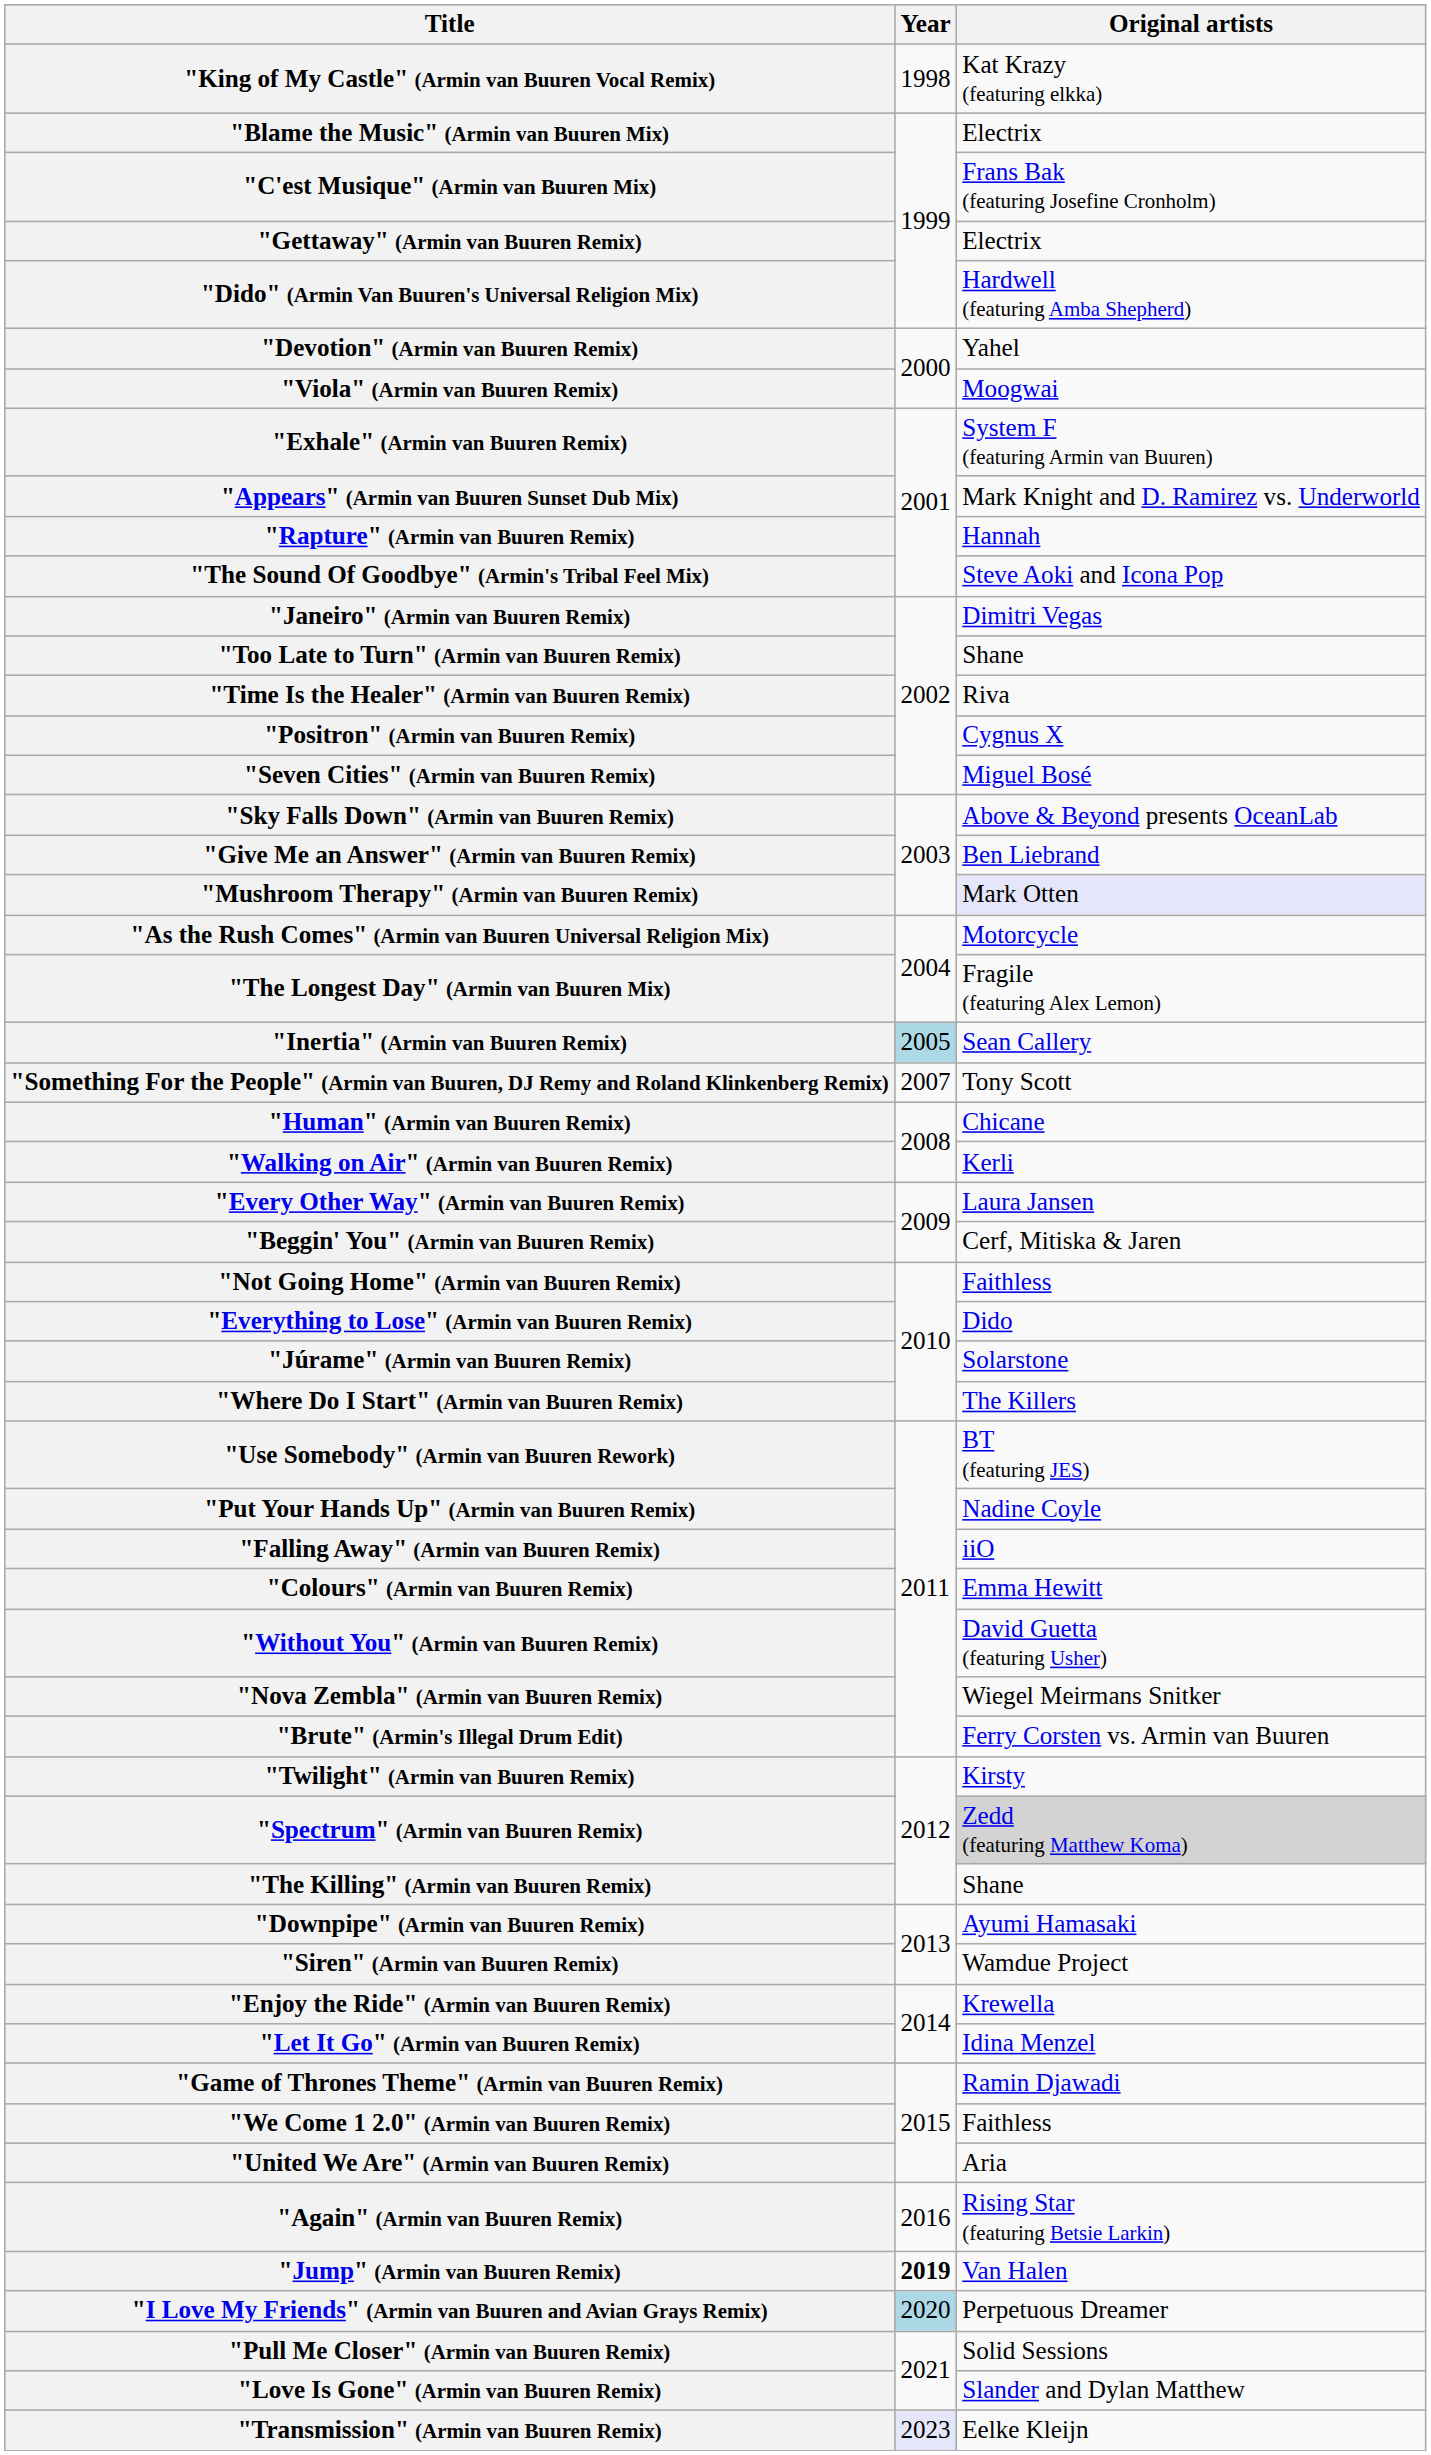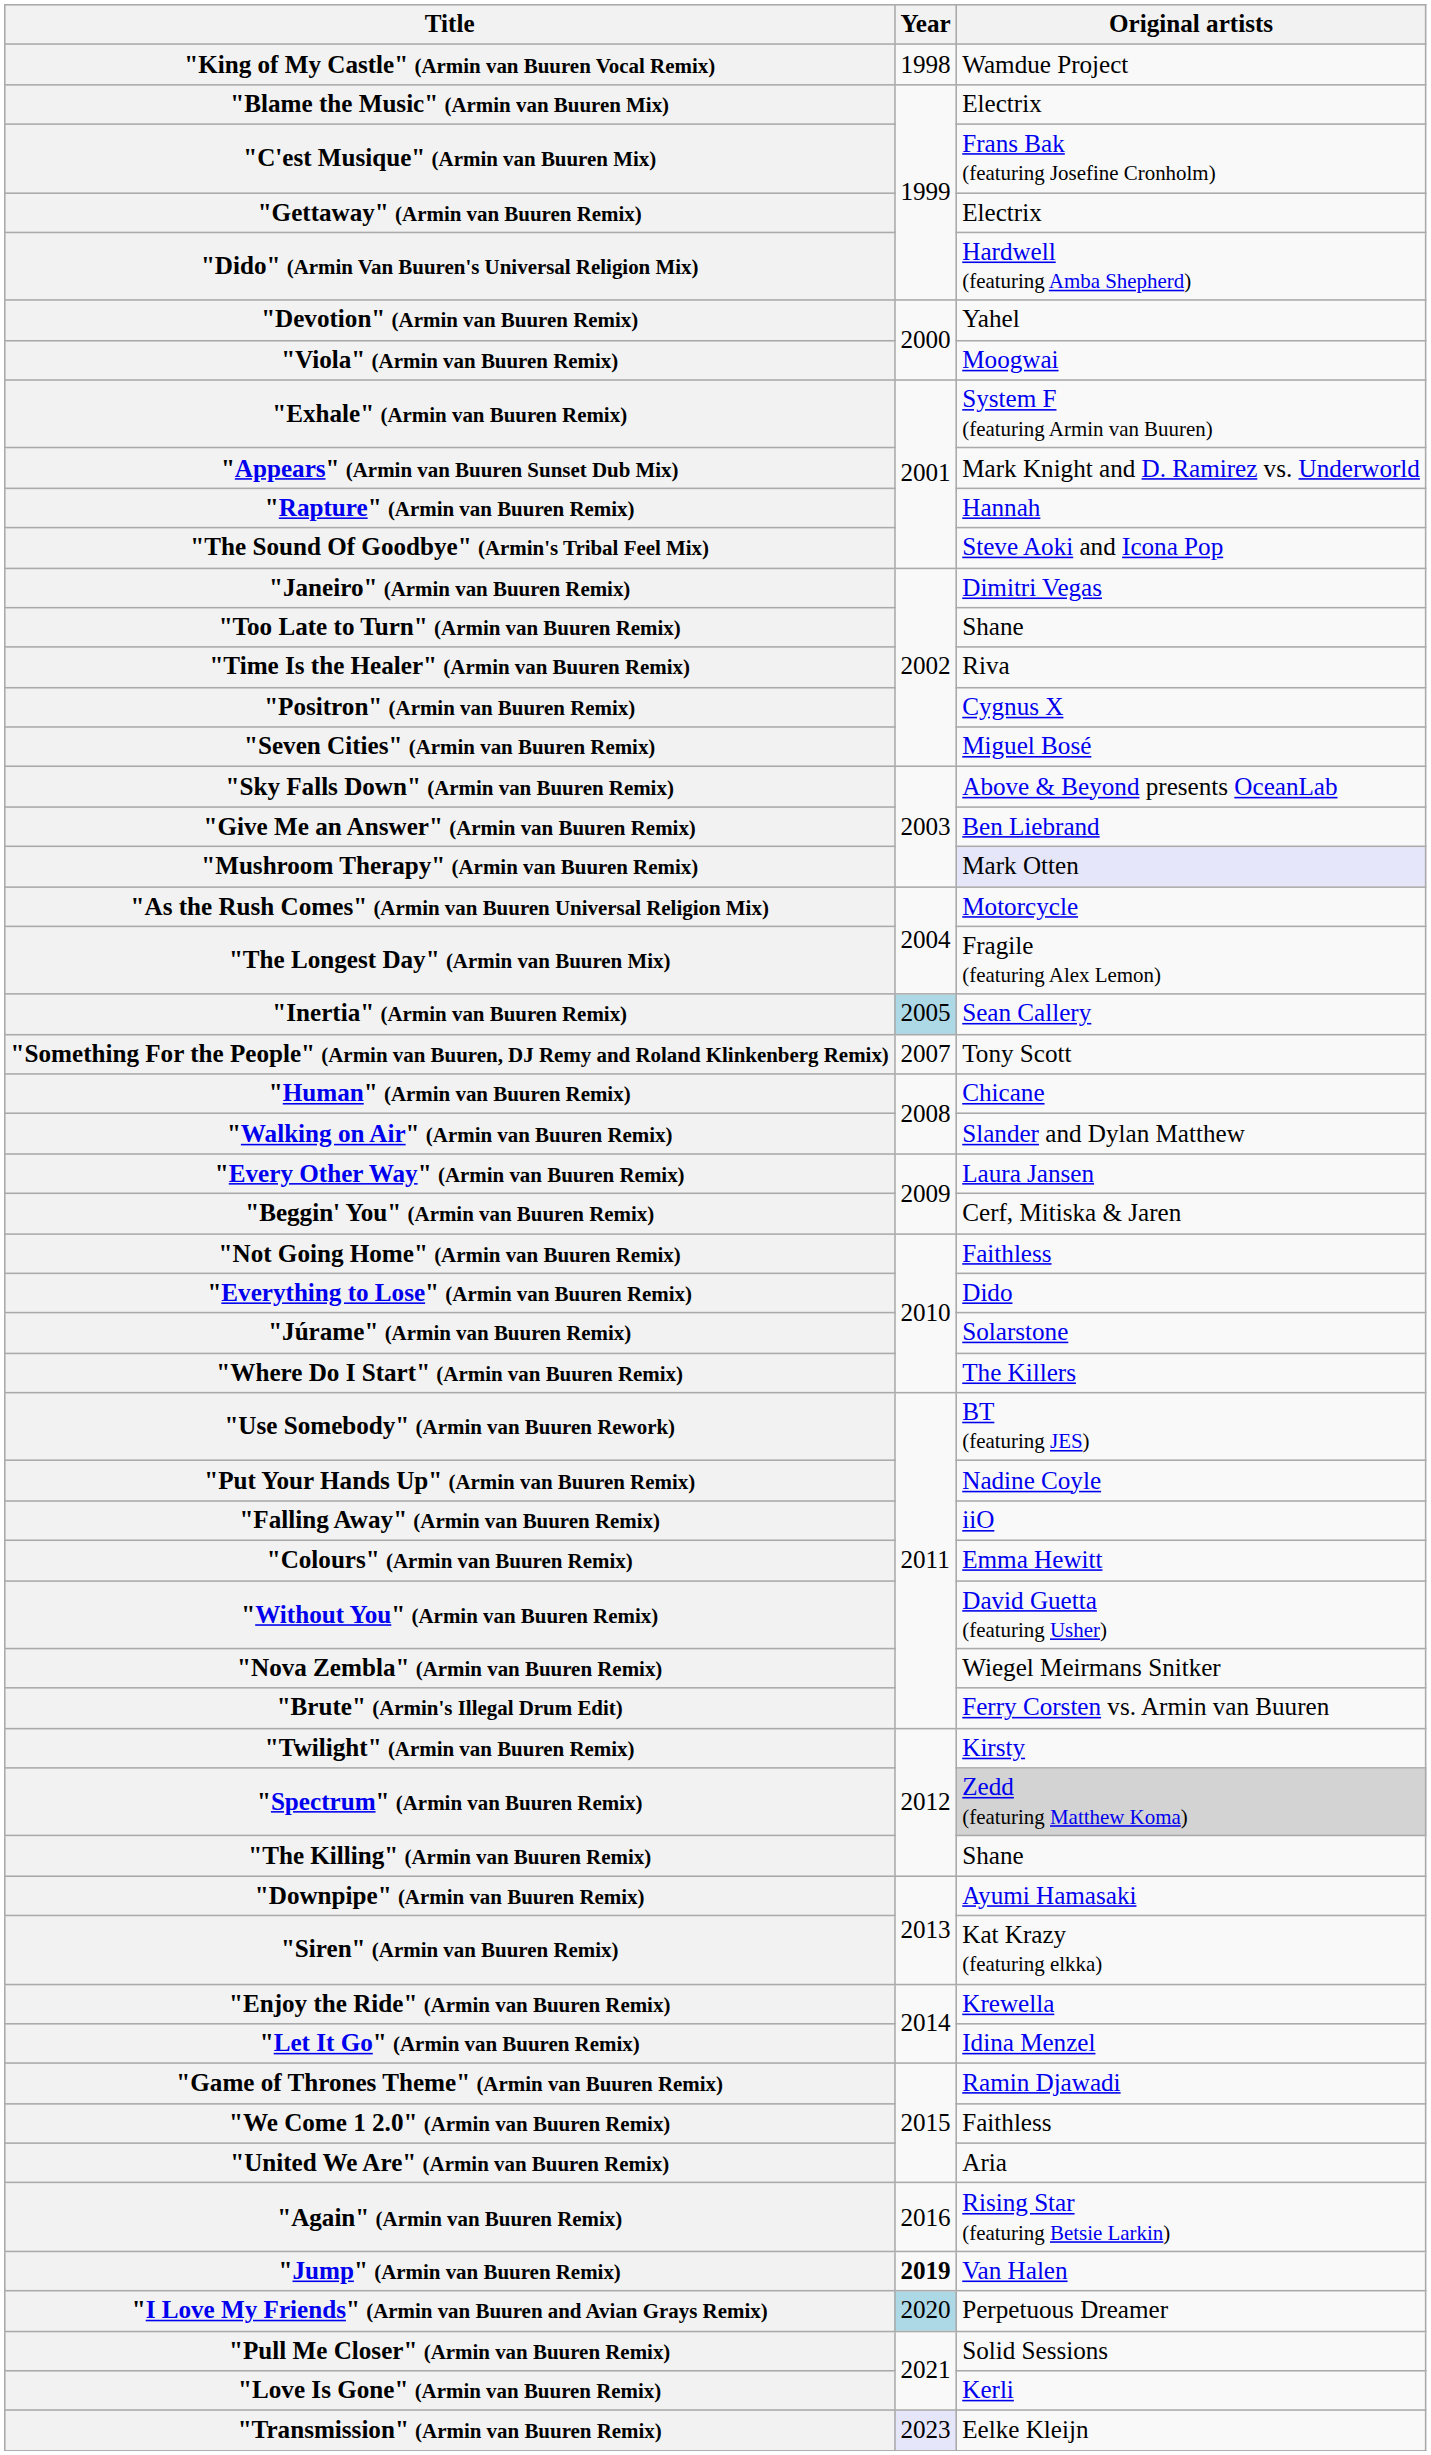(1032, 78) Kat Krazy (featuring elkka) -> (1045, 64) Wamdue Project
(988, 1161) Kerli -> (1104, 1133) Slander and Dylan Matthew
(1045, 1963) Wamdue Project -> (1032, 1949) Kat Krazy (featuring elkka)
(1104, 2390) Slander and Dylan Matthew -> (988, 2390) Kerli
